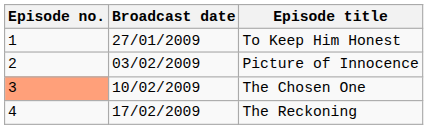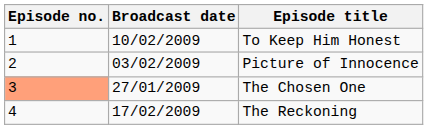(156, 40) 27/01/2009 -> (156, 40) 10/02/2009
(156, 88) 10/02/2009 -> (156, 88) 27/01/2009
